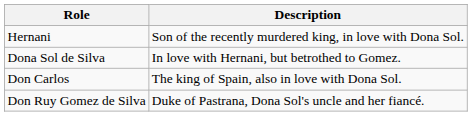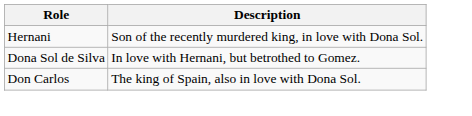- row: (77, 100)
